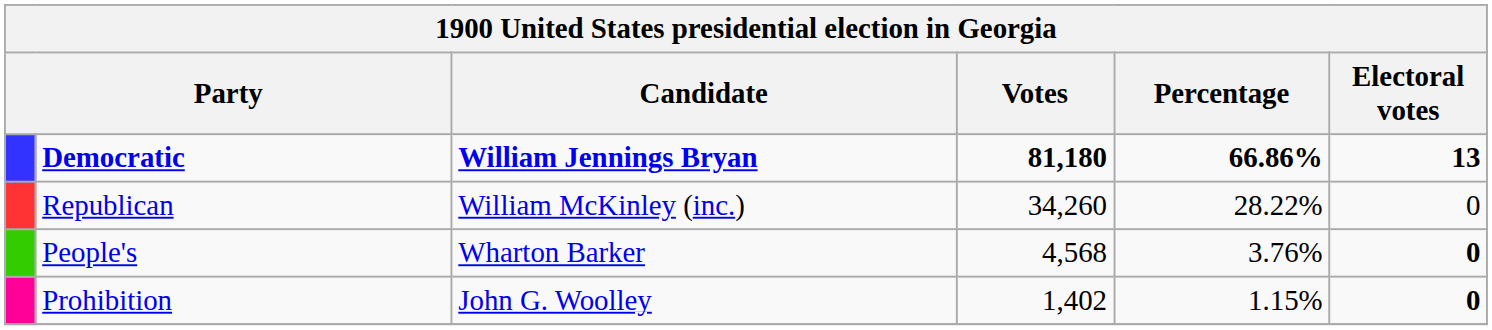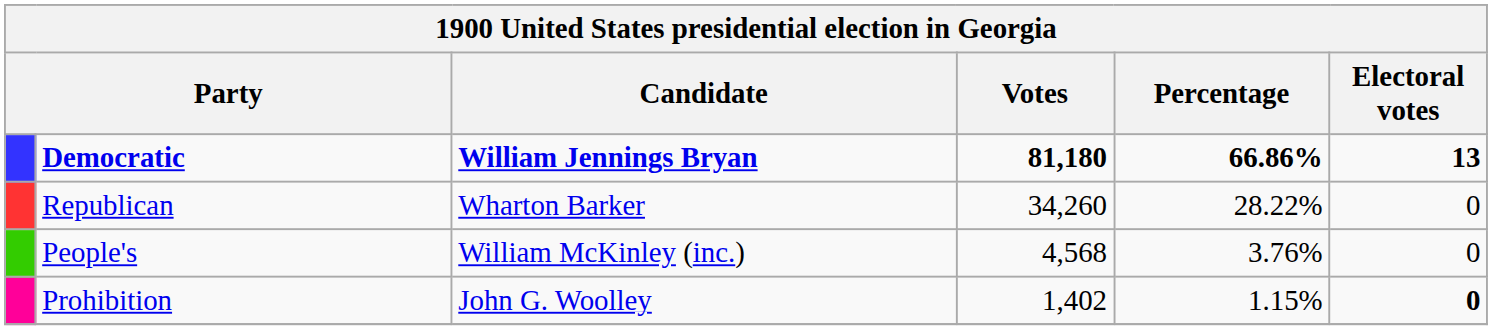(602, 205) William McKinley (inc.) -> (552, 205) Wharton Barker
(552, 253) Wharton Barker -> (602, 253) William McKinley (inc.)
(1473, 253) bold -> (1473, 253) normal
